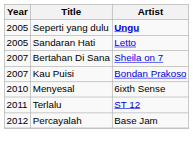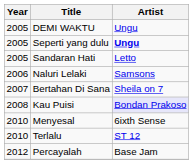+ row: (64, 27)
+ row: (60, 74)
(17, 74) 2007 -> (17, 105) 2008
(150, 74) no background -> (150, 105) lavender background
(17, 105) 2011 -> (17, 136) 2010
